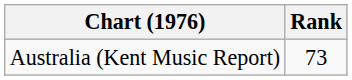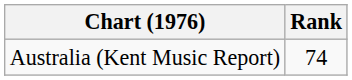(316, 57) 73 -> (316, 57) 74
